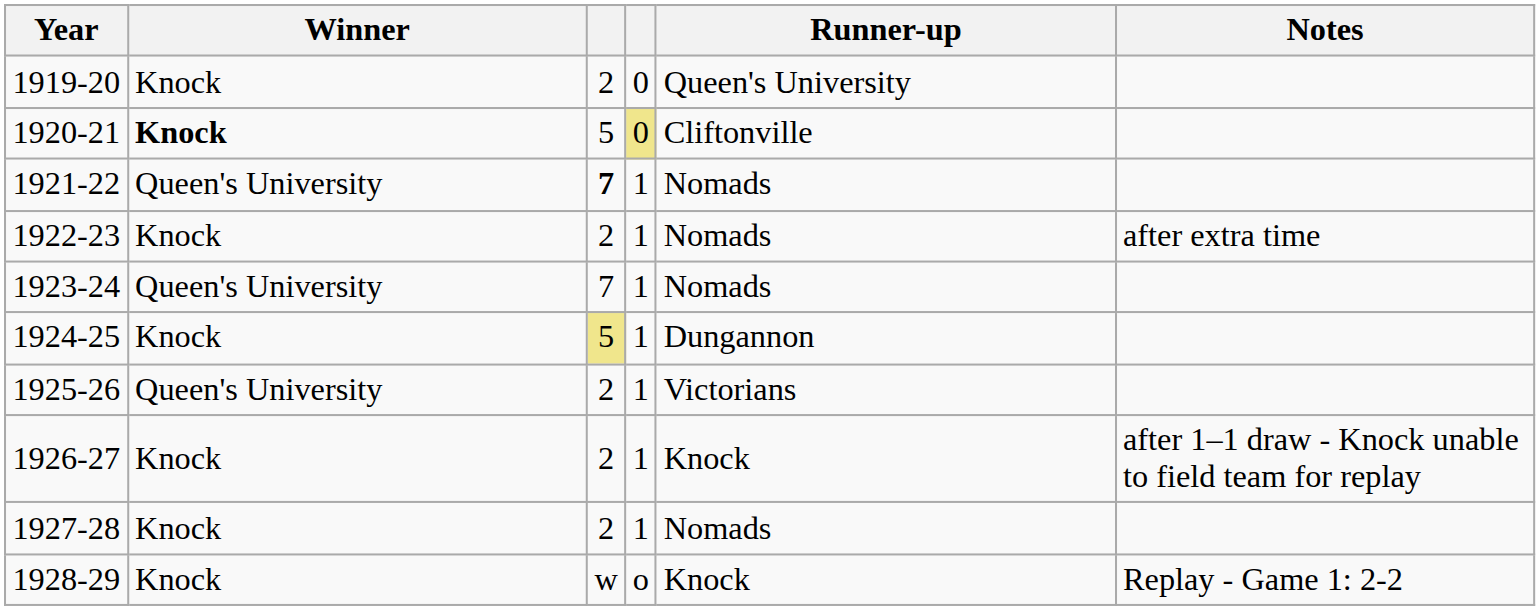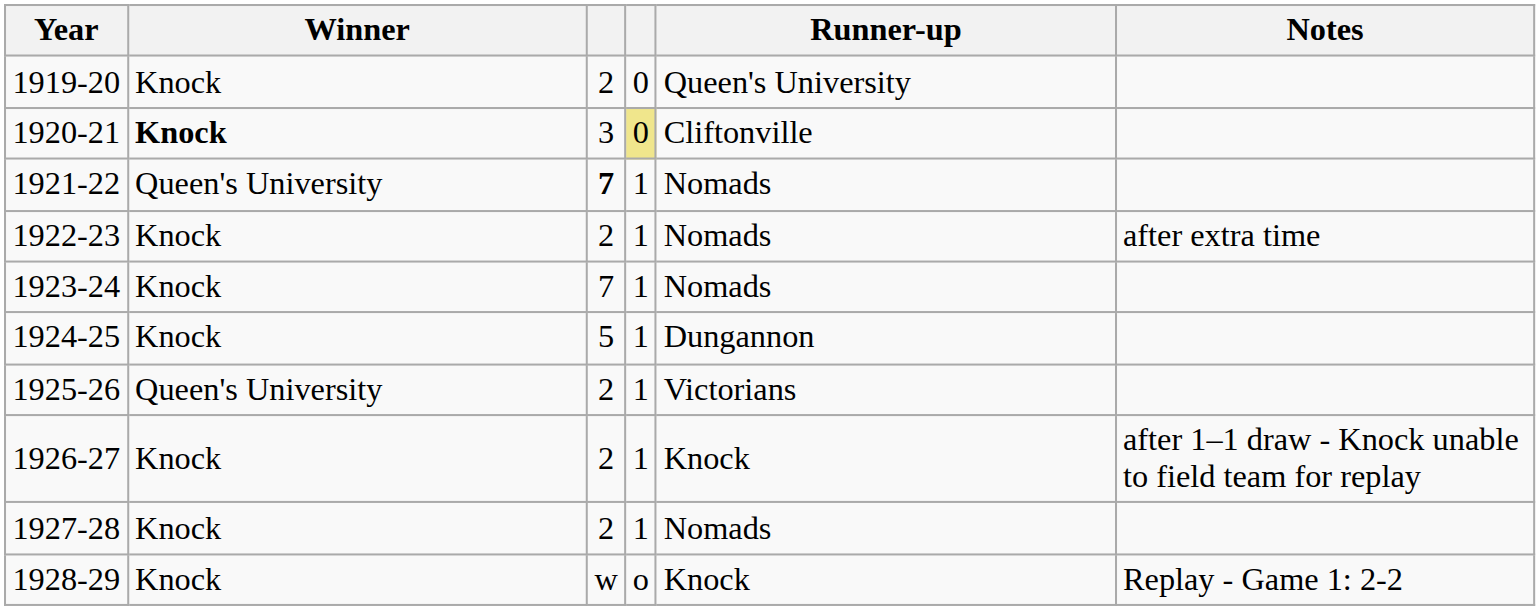(606, 132) 5 -> (606, 132) 3
(259, 286) Queen's University -> (178, 286) Knock
(606, 337) khaki background -> (606, 337) no background
